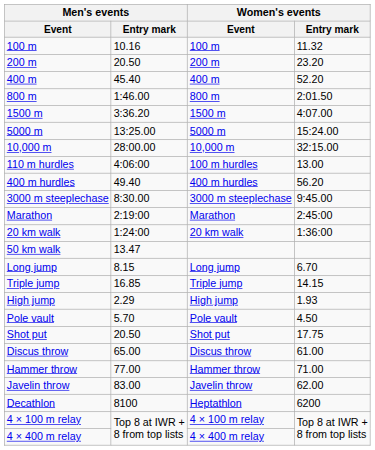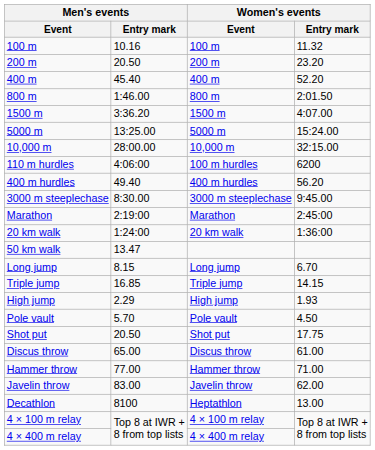(310, 165) 13.00 -> (309, 165) 6200
(309, 403) 6200 -> (310, 403) 13.00
